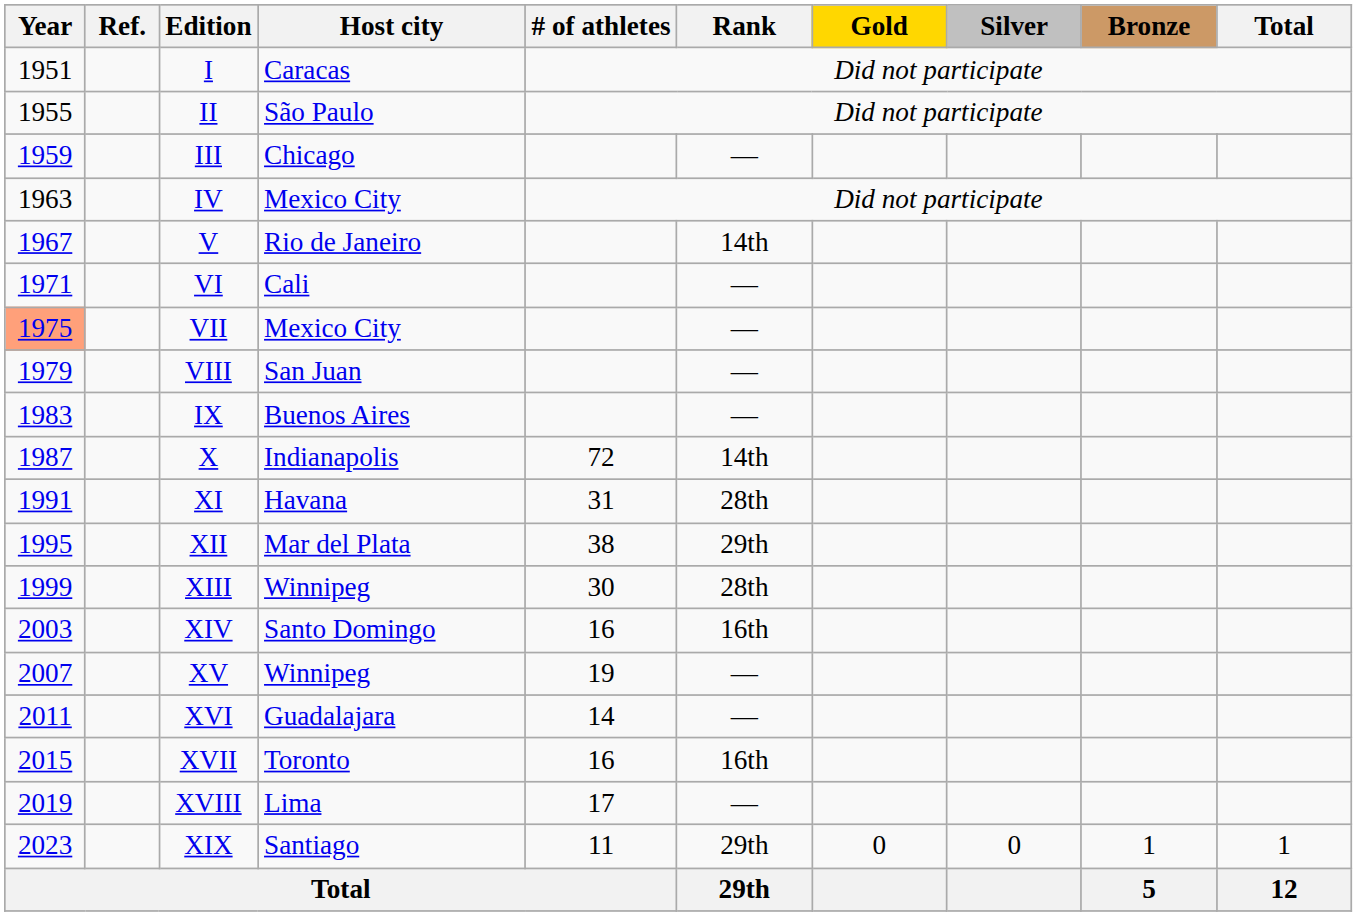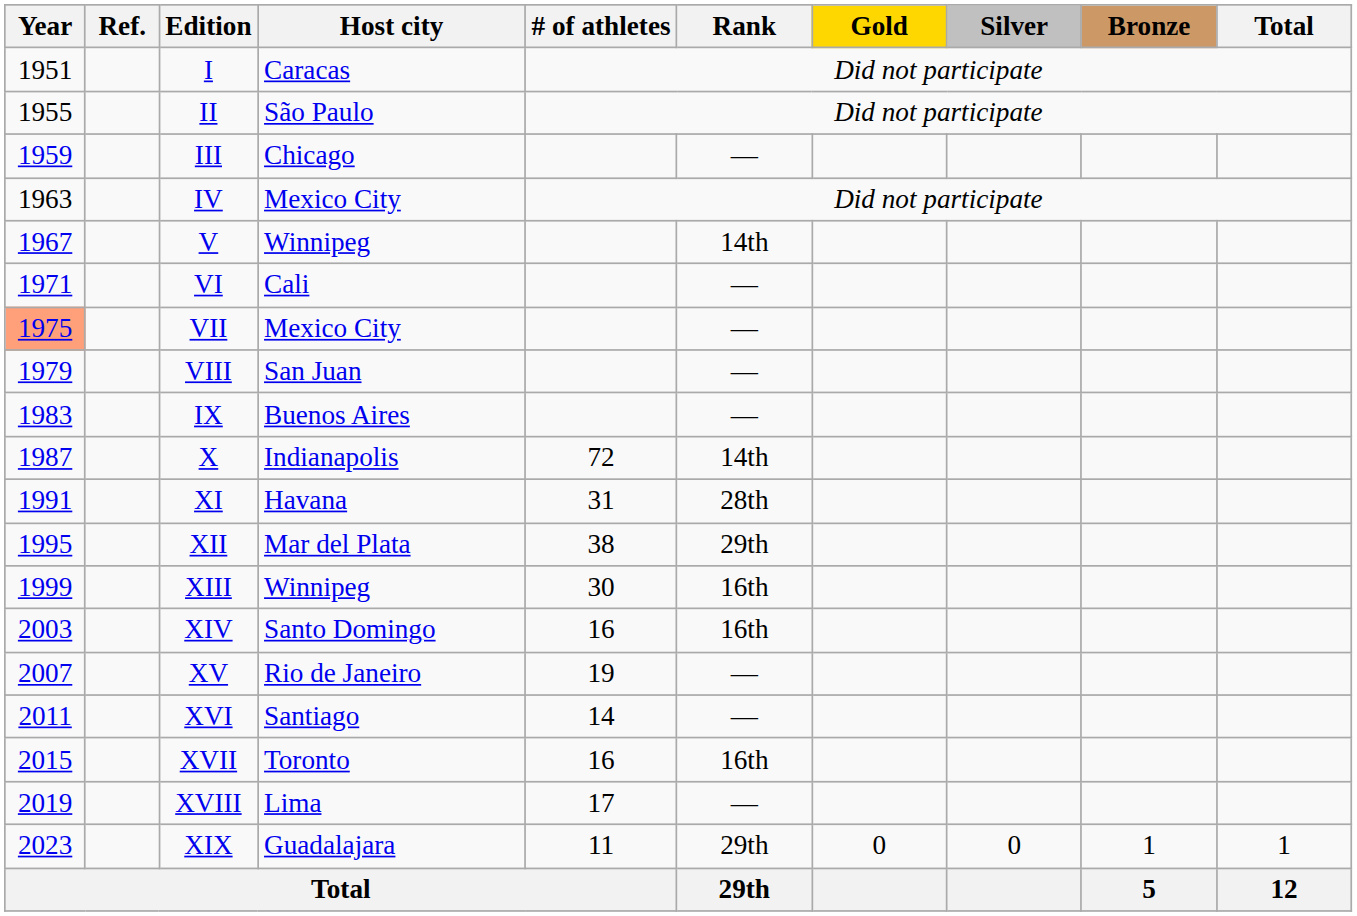(343, 241) Rio de Janeiro -> (317, 241) Winnipeg
(744, 586) 28th -> (744, 586) 16th
(317, 673) Winnipeg -> (343, 673) Rio de Janeiro
(330, 716) Guadalajara -> (312, 716) Santiago
(312, 845) Santiago -> (330, 845) Guadalajara
